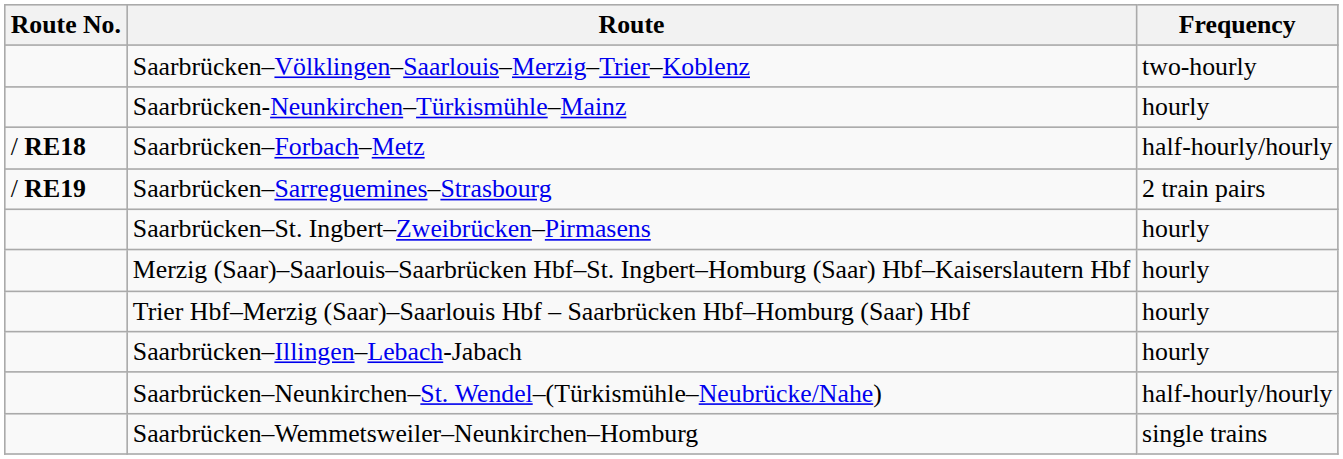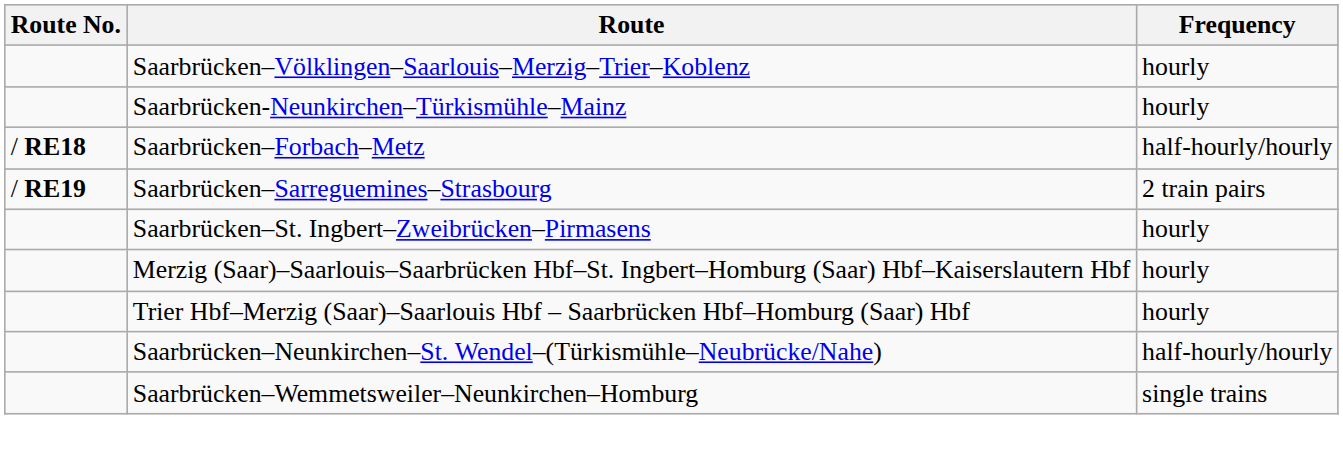(1199, 65) two-hourly -> (1176, 65) hourly
- row: (327, 351)
